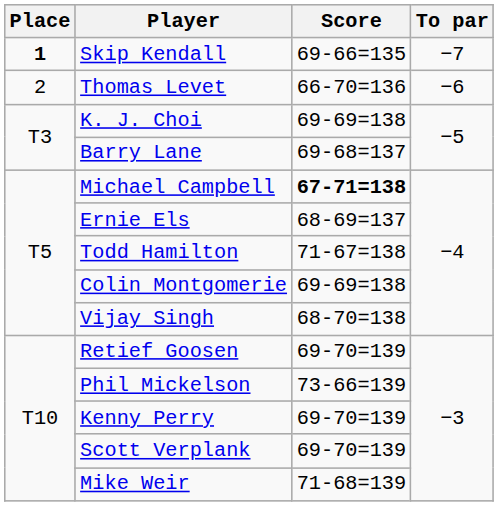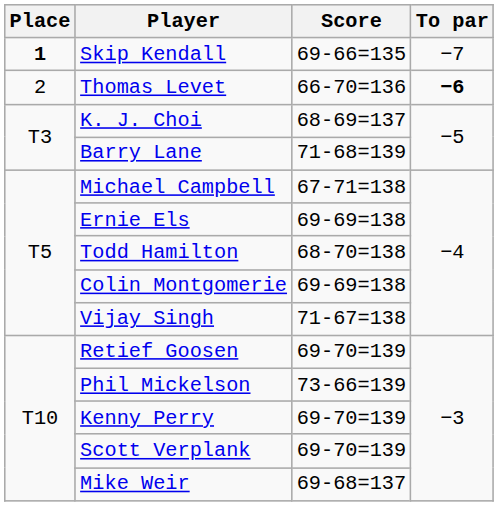(452, 87) normal -> (452, 87) bold
(351, 120) 69-69=138 -> (351, 120) 68-69=137
(351, 154) 69-68=137 -> (351, 154) 71-68=139
(351, 187) bold -> (351, 187) normal
(351, 220) 68-69=137 -> (351, 220) 69-69=138
(351, 253) 71-67=138 -> (351, 253) 68-70=138
(351, 319) 68-70=138 -> (351, 319) 71-67=138
(351, 484) 71-68=139 -> (351, 484) 69-68=137
